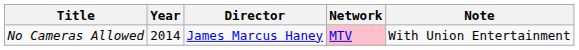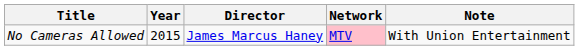(165, 35) 2014 -> (165, 35) 2015
